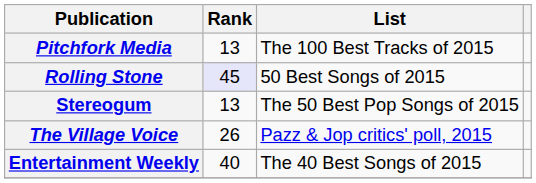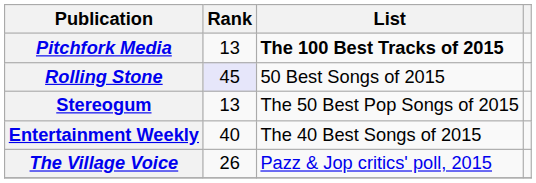(377, 47) normal -> (382, 47) bold
rows swapped: (104, 134) <-> (104, 163)
